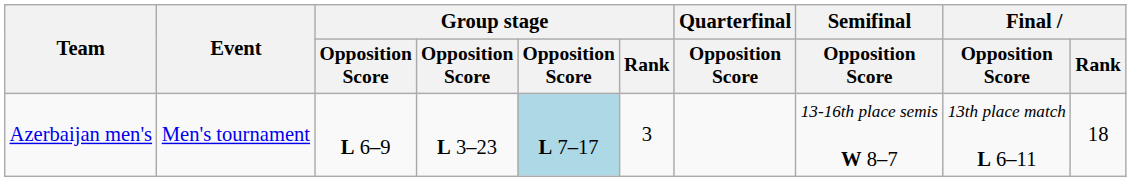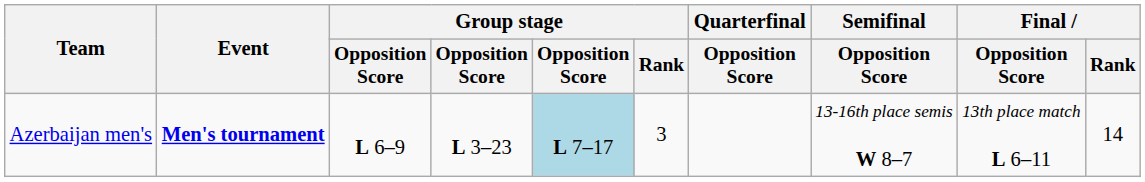(236, 135) normal -> (243, 135) bold
(1098, 135) 18 -> (1113, 135) 14
